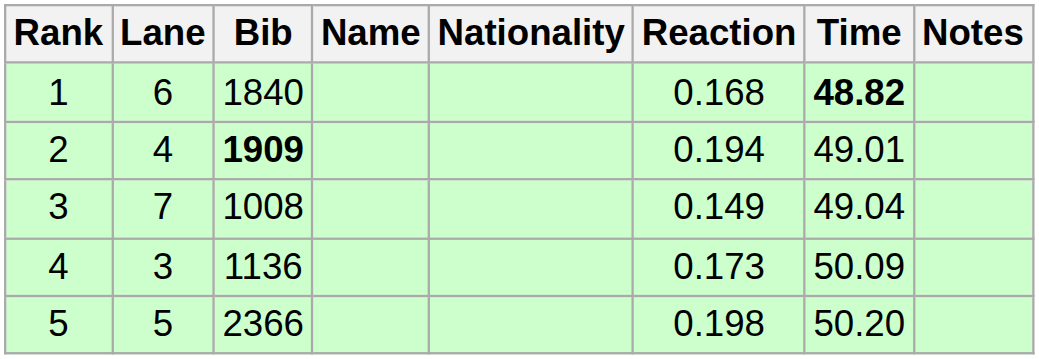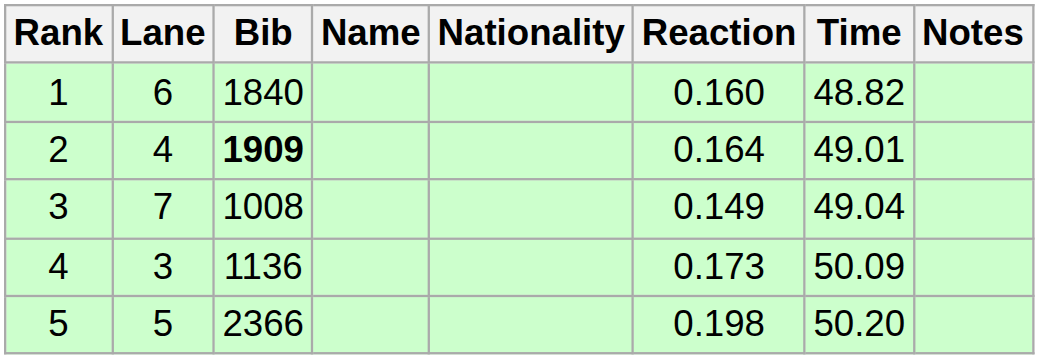(719, 91) 0.168 -> (719, 91) 0.160
(859, 91) bold -> (859, 91) normal
(719, 149) 0.194 -> (719, 149) 0.164
